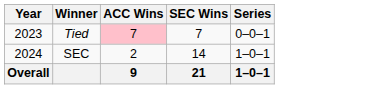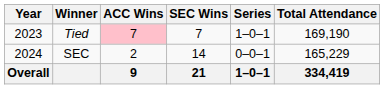+ column: (327, 14)
(253, 34) 0–0–1 -> (253, 34) 1–0–1
(253, 53) 1–0–1 -> (253, 53) 0–0–1
